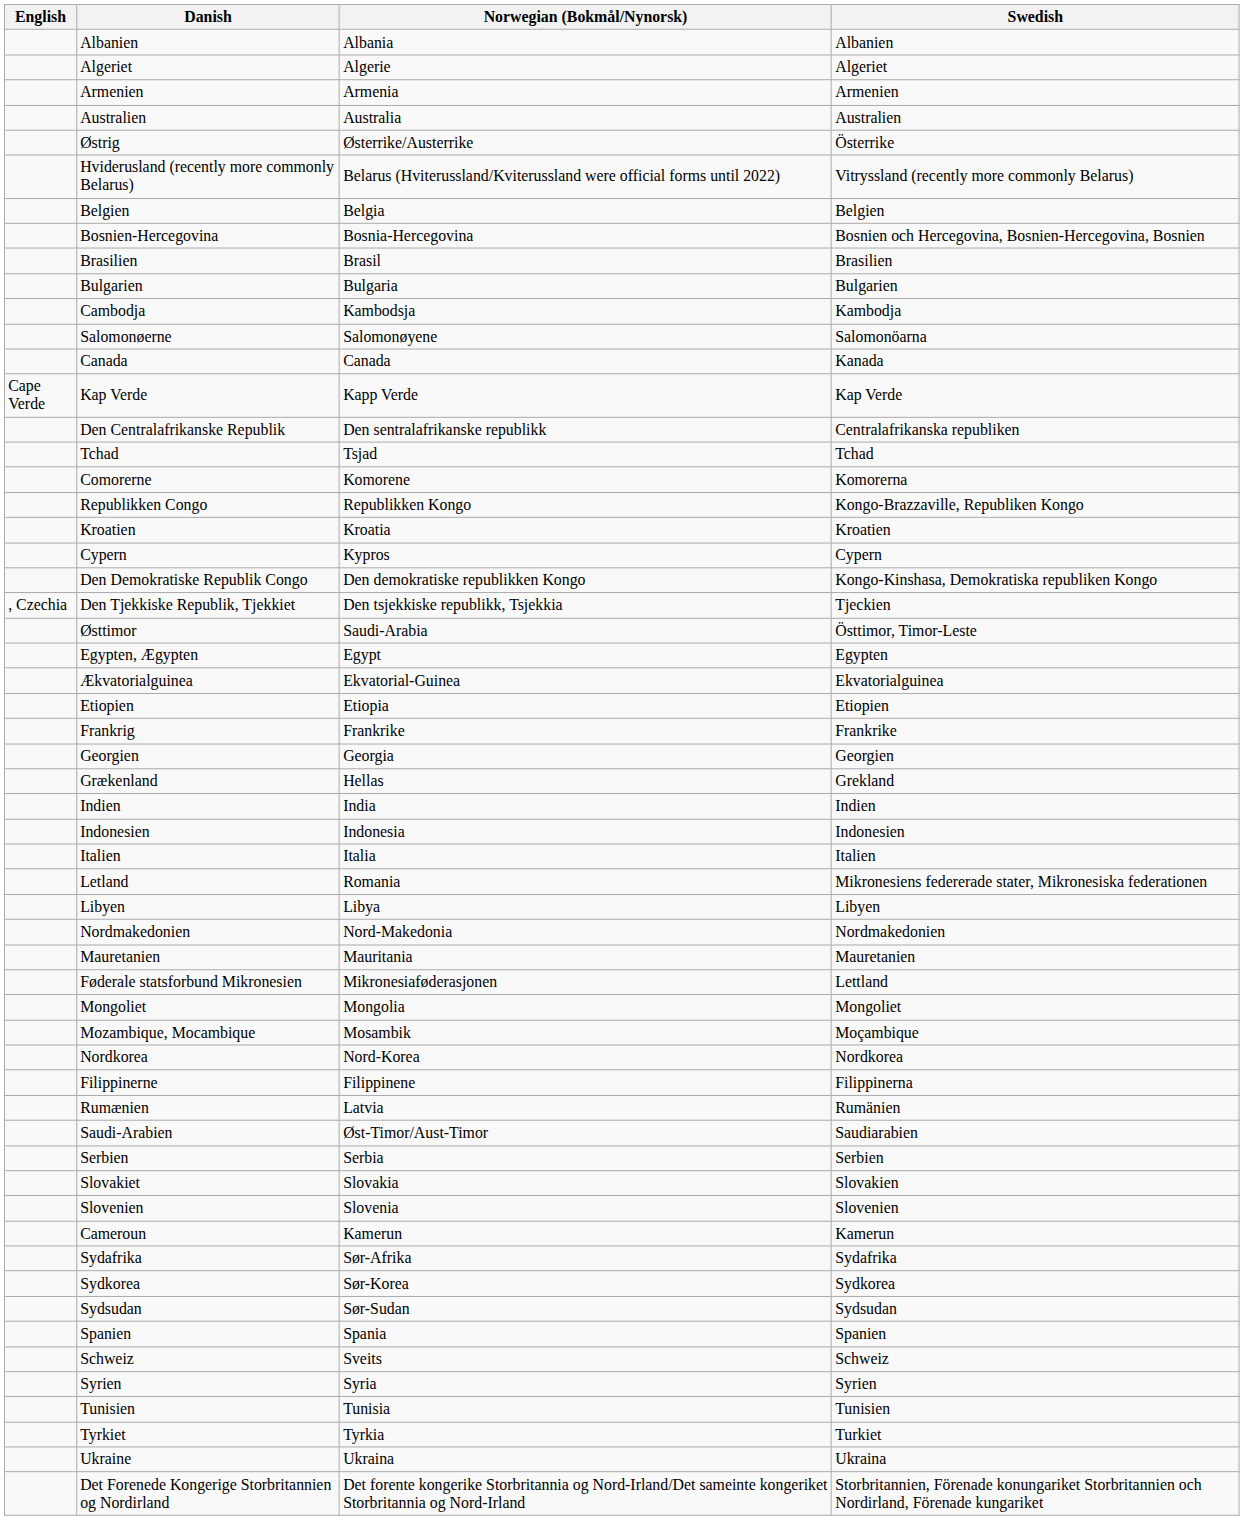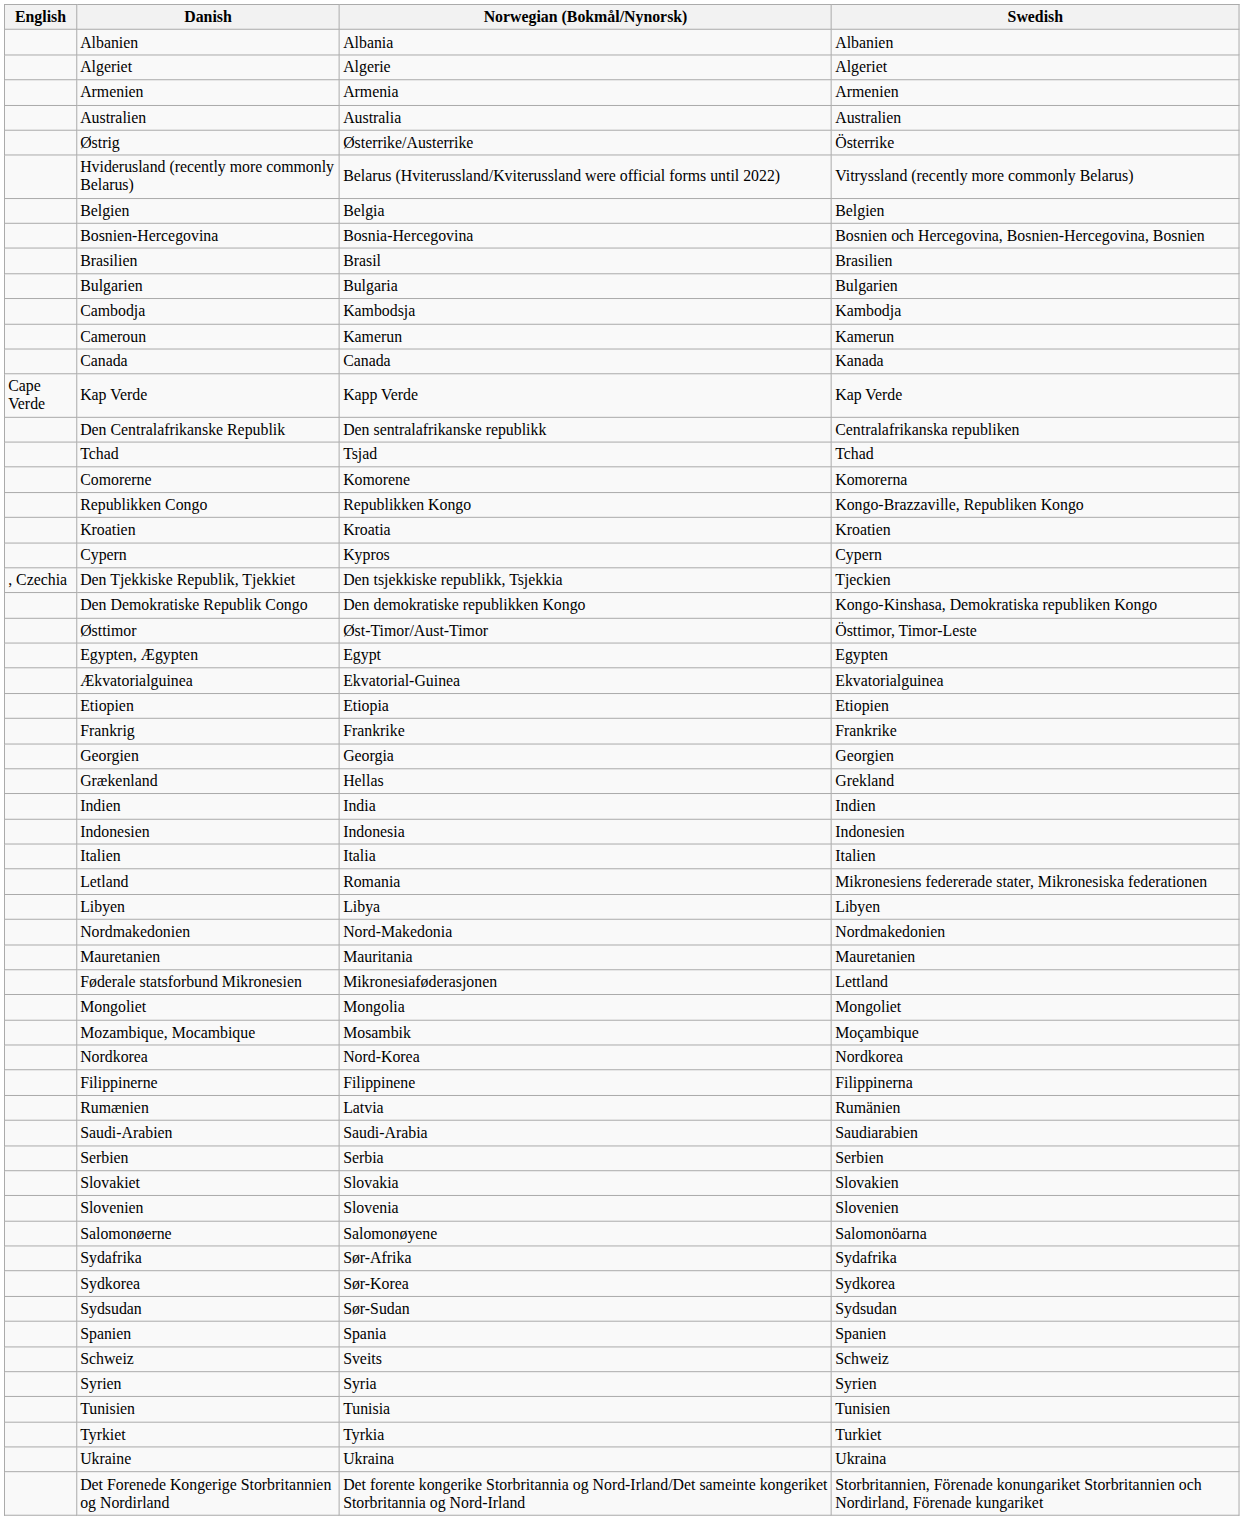rows swapped: (113, 1233) <-> (126, 336)
rows swapped: (188, 605) <-> (194, 580)
(385, 630) Saudi-Arabia -> (416, 630) Øst-Timor/Aust-Timor
(416, 1132) Øst-Timor/Aust-Timor -> (385, 1132) Saudi-Arabia
